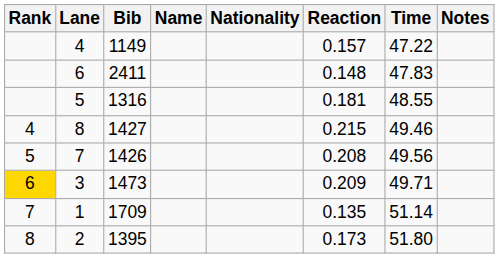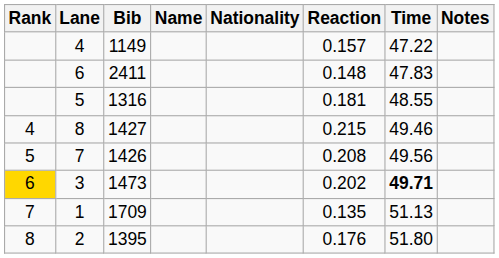(344, 184) 0.209 -> (344, 184) 0.202
(411, 184) normal -> (411, 184) bold
(411, 211) 51.14 -> (411, 211) 51.13
(344, 239) 0.173 -> (344, 239) 0.176
